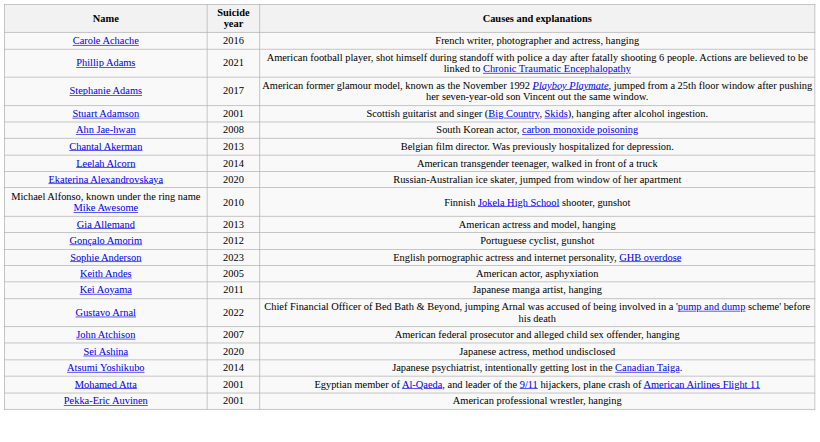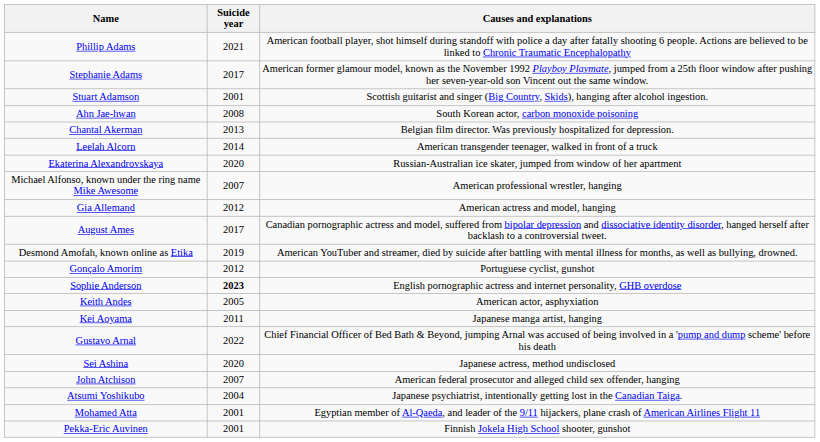- row: (106, 40)
(233, 202) 2010 -> (233, 185) 2007
(537, 202) Finnish Jokela High School shooter, gunshot -> (537, 185) American professional wrestler, hanging
(233, 224) 2013 -> (233, 207) 2012
+ row: (106, 230)
+ row: (106, 252)
(233, 257) normal -> (233, 285) bold
rows swapped: (106, 351) <-> (106, 335)
(233, 368) 2014 -> (233, 396) 2004
(537, 401) American professional wrestler, hanging -> (537, 429) Finnish Jokela High School shooter, gunshot
